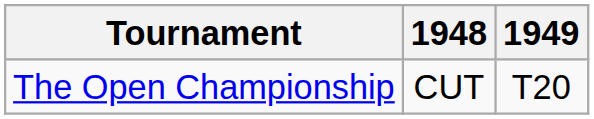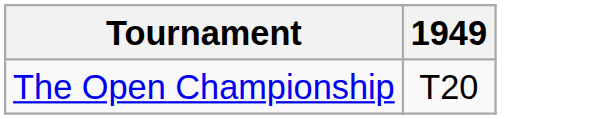- column: (449, 33)
